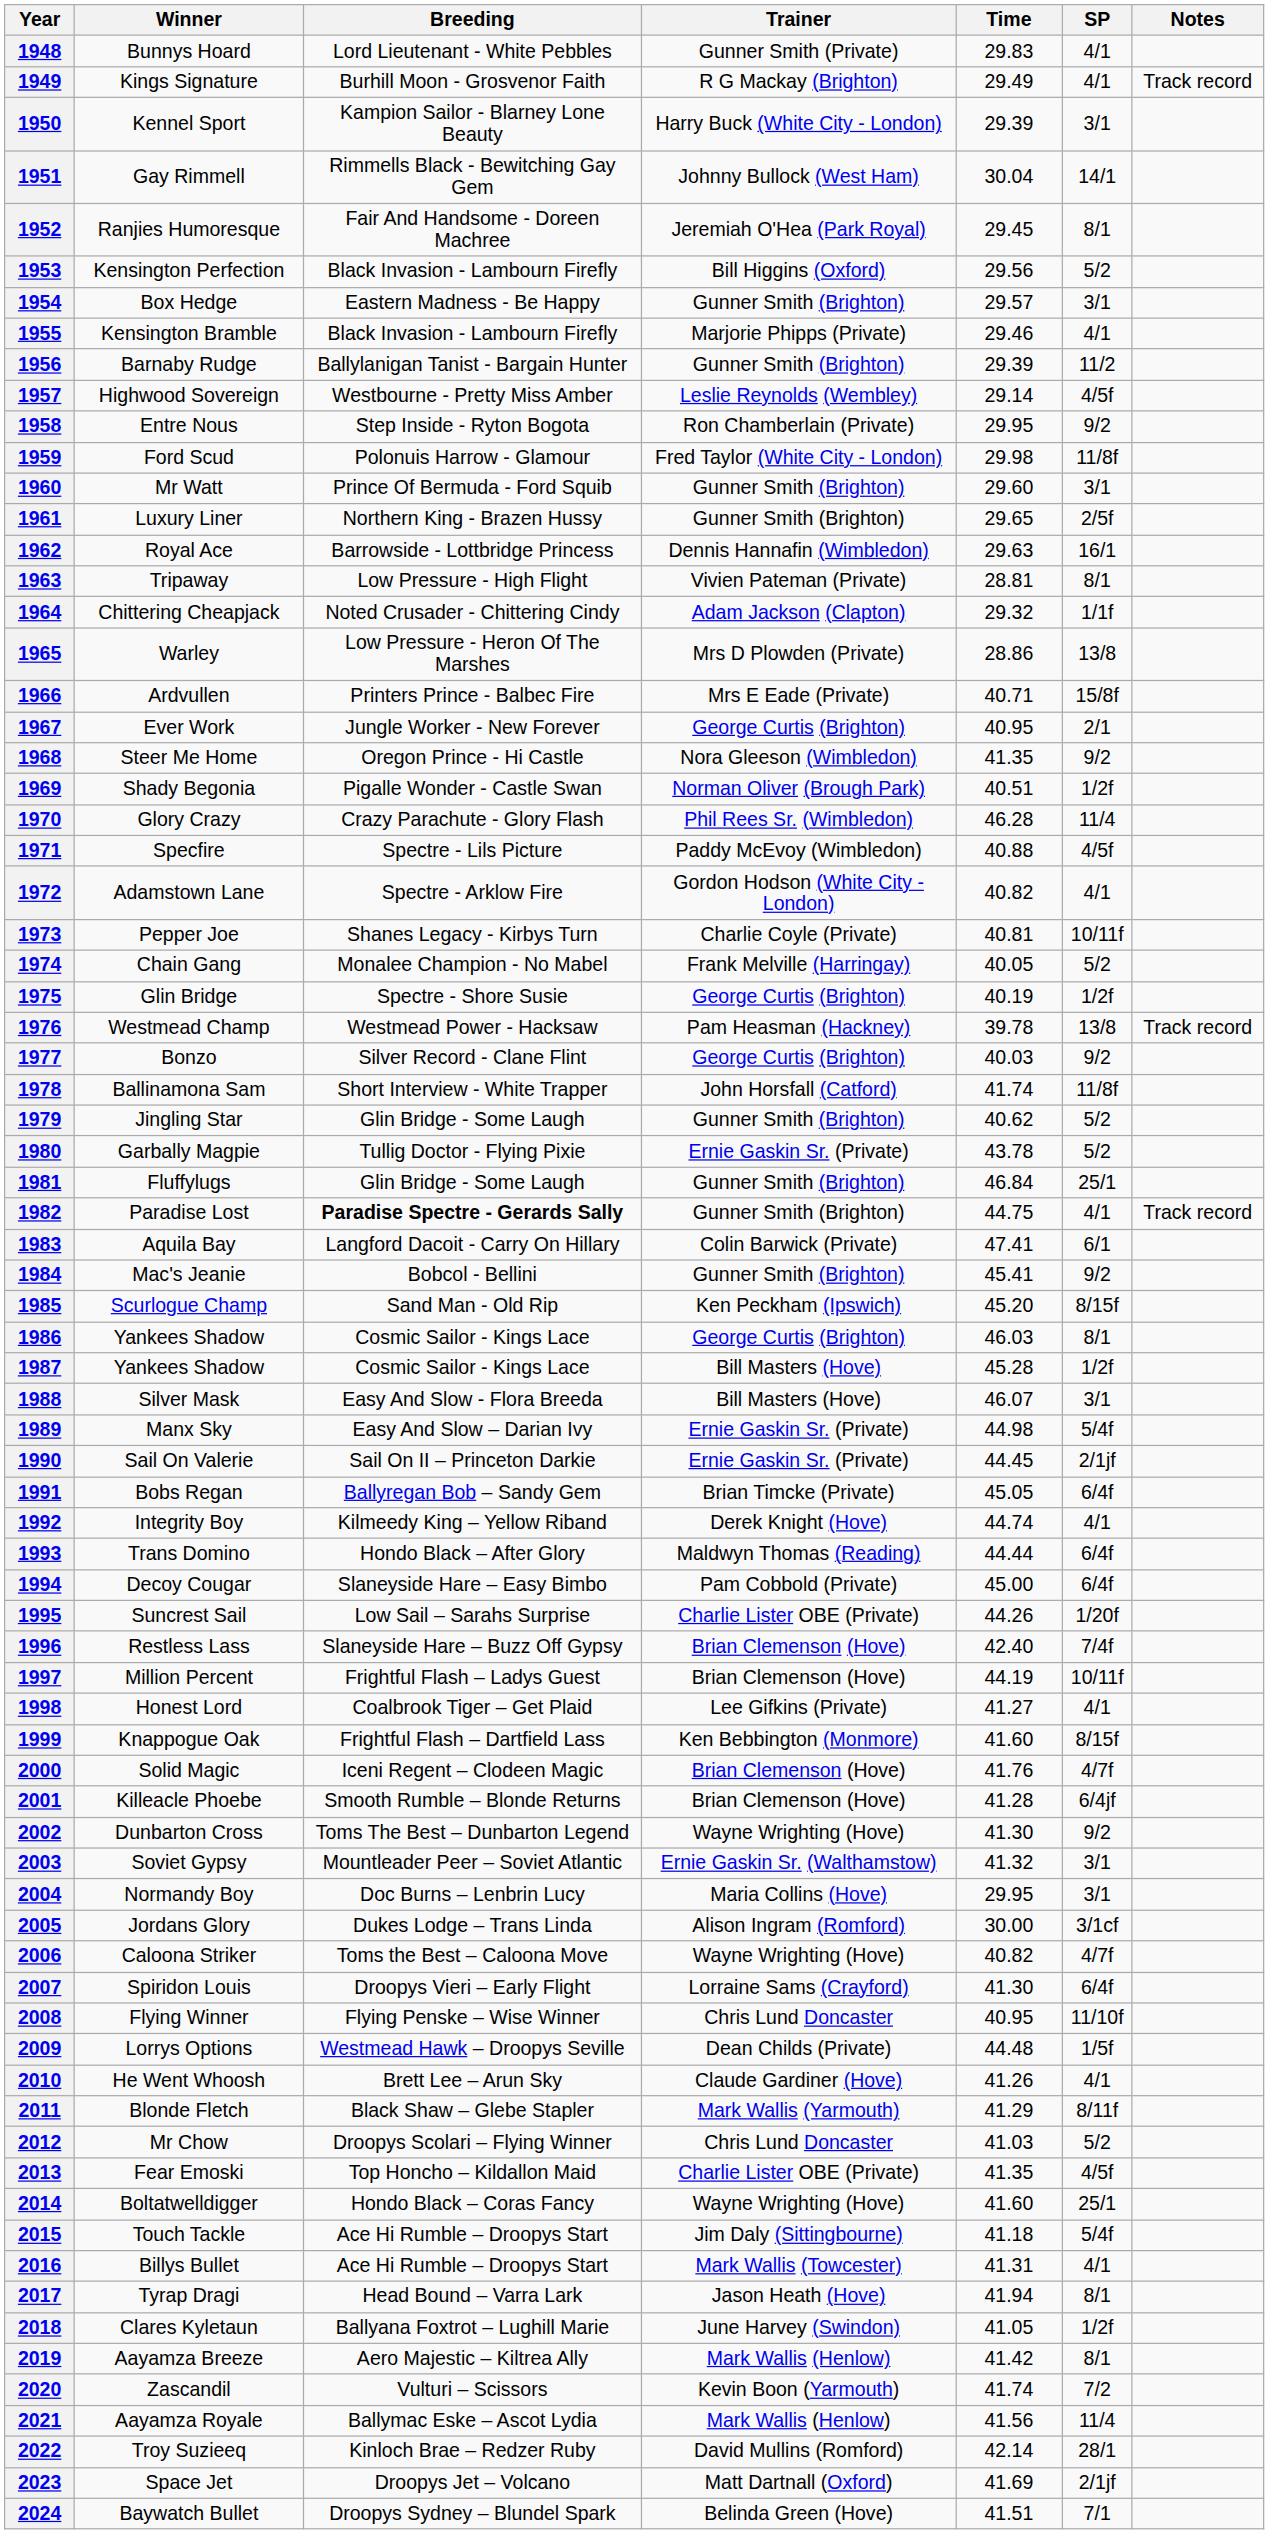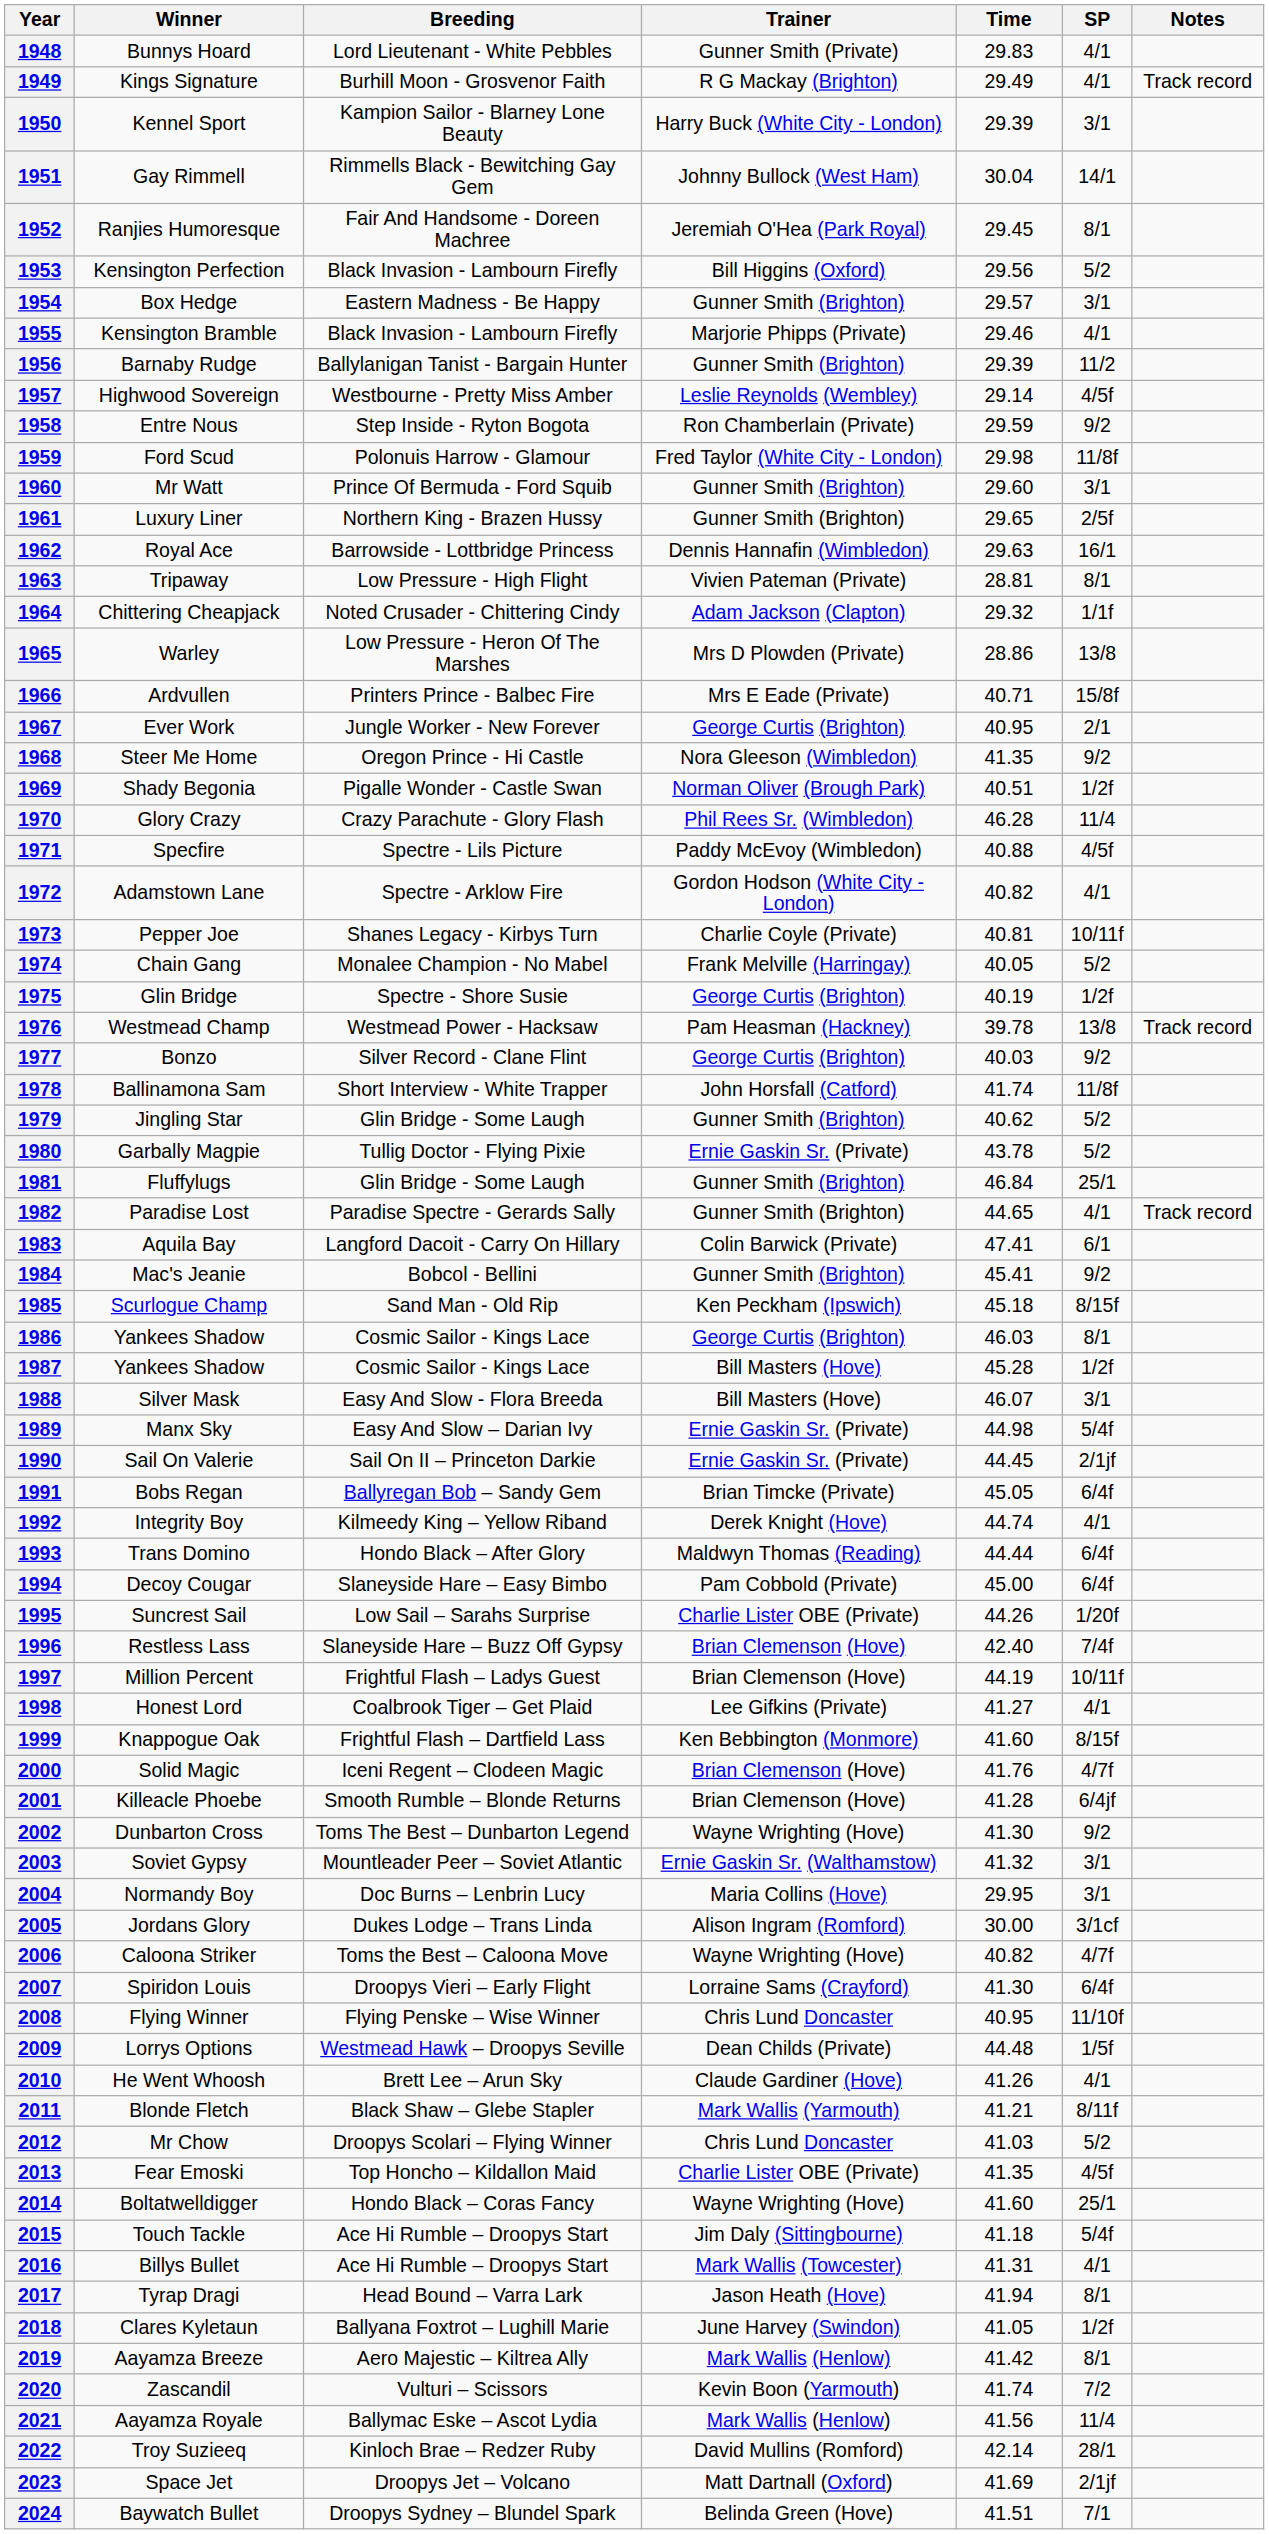(1009, 426) 29.95 -> (1009, 426) 29.59
(472, 1213) bold -> (472, 1213) normal
(1009, 1213) 44.75 -> (1009, 1213) 44.65
(1009, 1306) 45.20 -> (1009, 1306) 45.18
(1009, 2111) 41.29 -> (1009, 2111) 41.21
